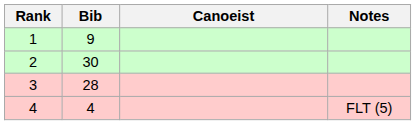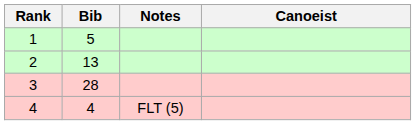columns swapped: (224, 16) <-> (369, 16)
(90, 39) 9 -> (90, 39) 5
(90, 62) 30 -> (90, 62) 13
